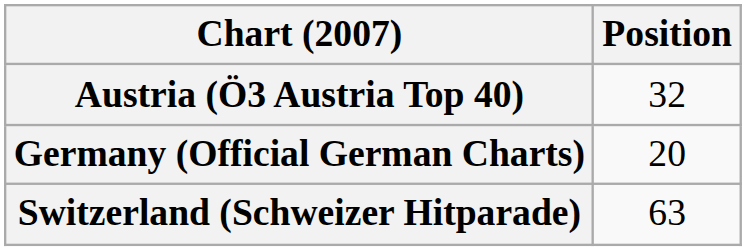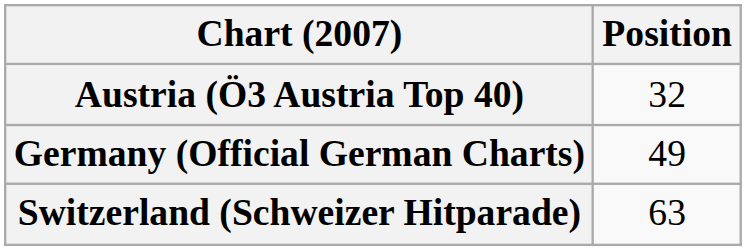(667, 153) 20 -> (667, 153) 49
